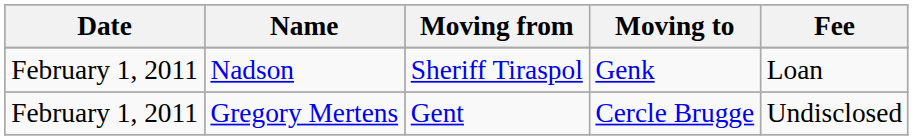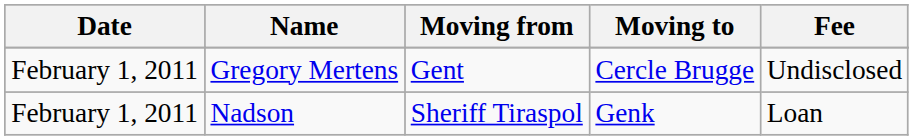rows swapped: (304, 112) <-> (252, 69)
